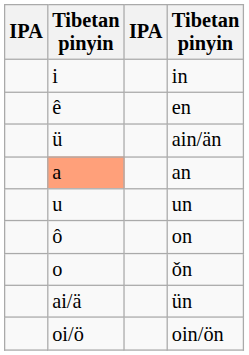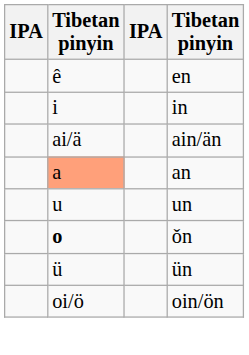rows swapped: (180, 75) <-> (181, 107)
(57, 140) ü -> (67, 140) ai/ä
- row: (182, 236)
(57, 269) normal -> (57, 236) bold
(67, 301) ai/ä -> (57, 269) ü
